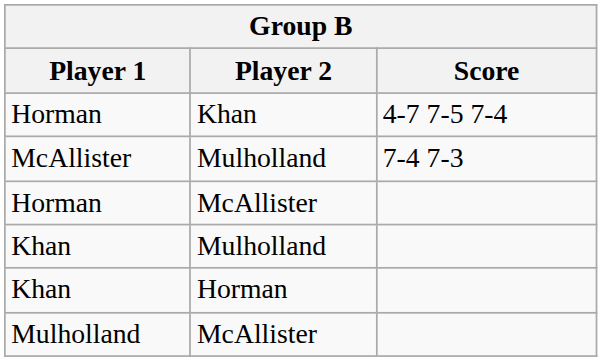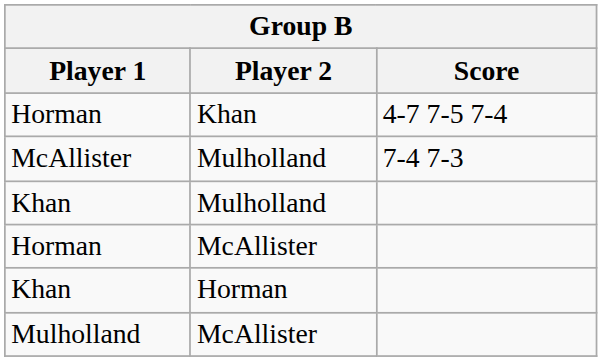rows swapped: (57, 202) <-> (41, 245)
